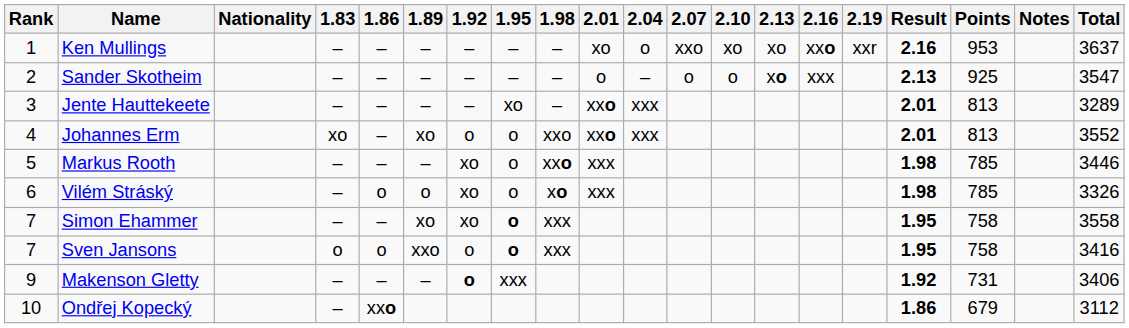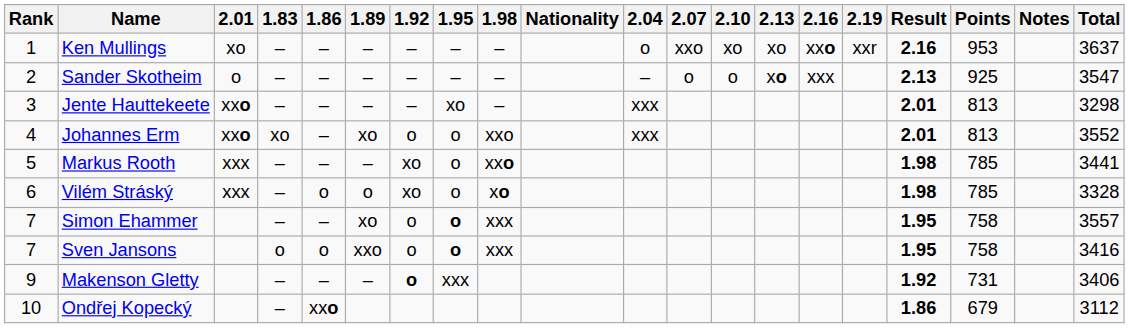columns swapped: (265, 18) <-> (601, 18)
(1099, 105) 3289 -> (1099, 105) 3298
(1099, 163) 3446 -> (1099, 163) 3441
(1099, 192) 3326 -> (1099, 192) 3328
(469, 221) xo -> (412, 221) o
(1099, 221) 3558 -> (1099, 221) 3557
